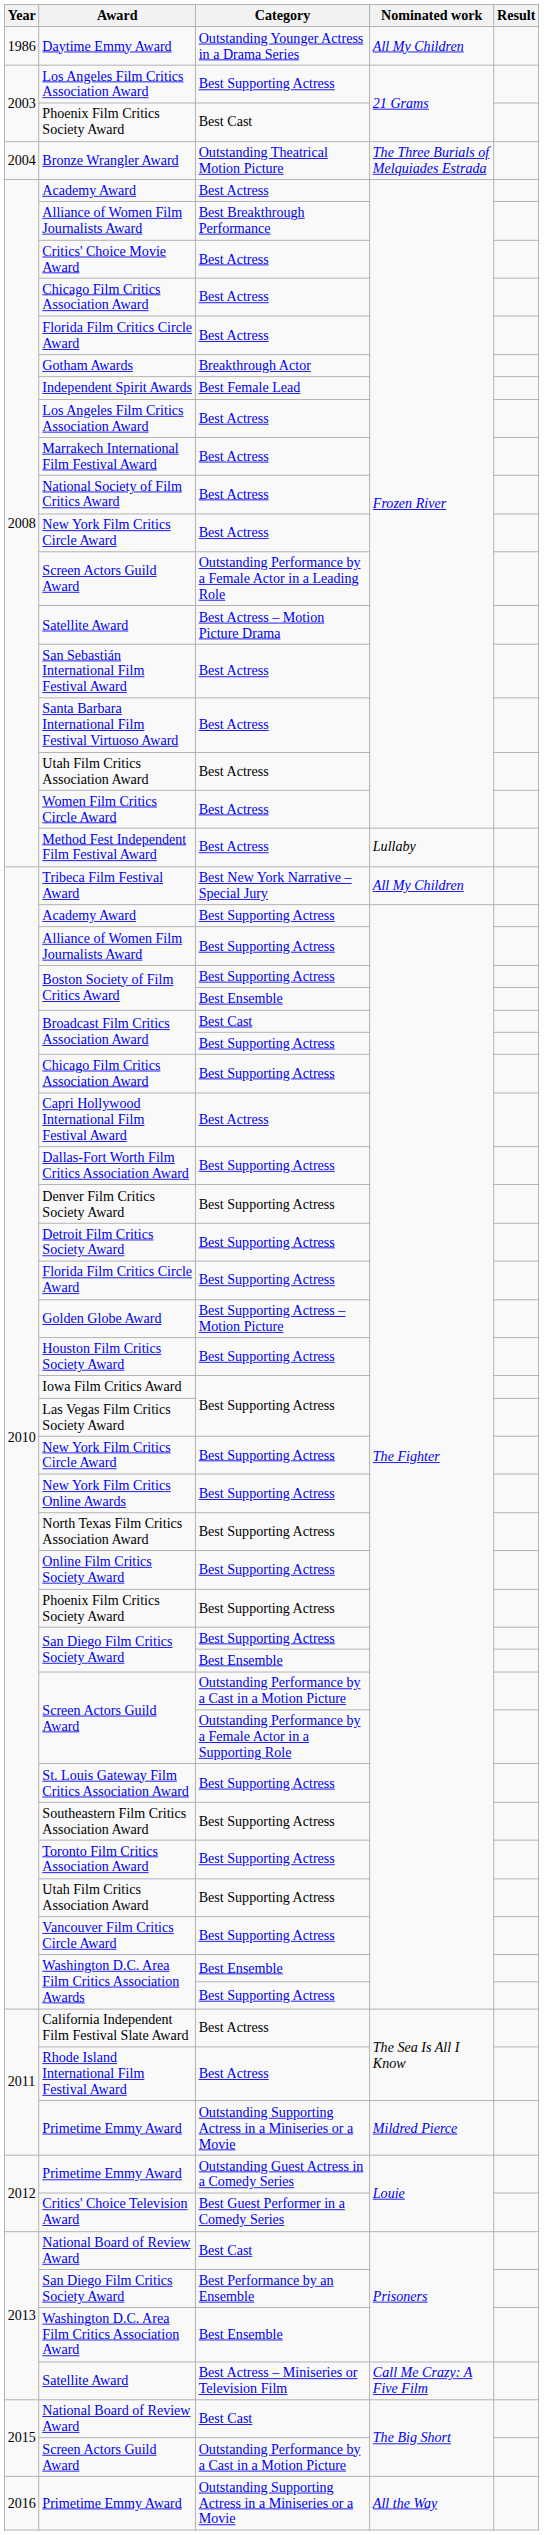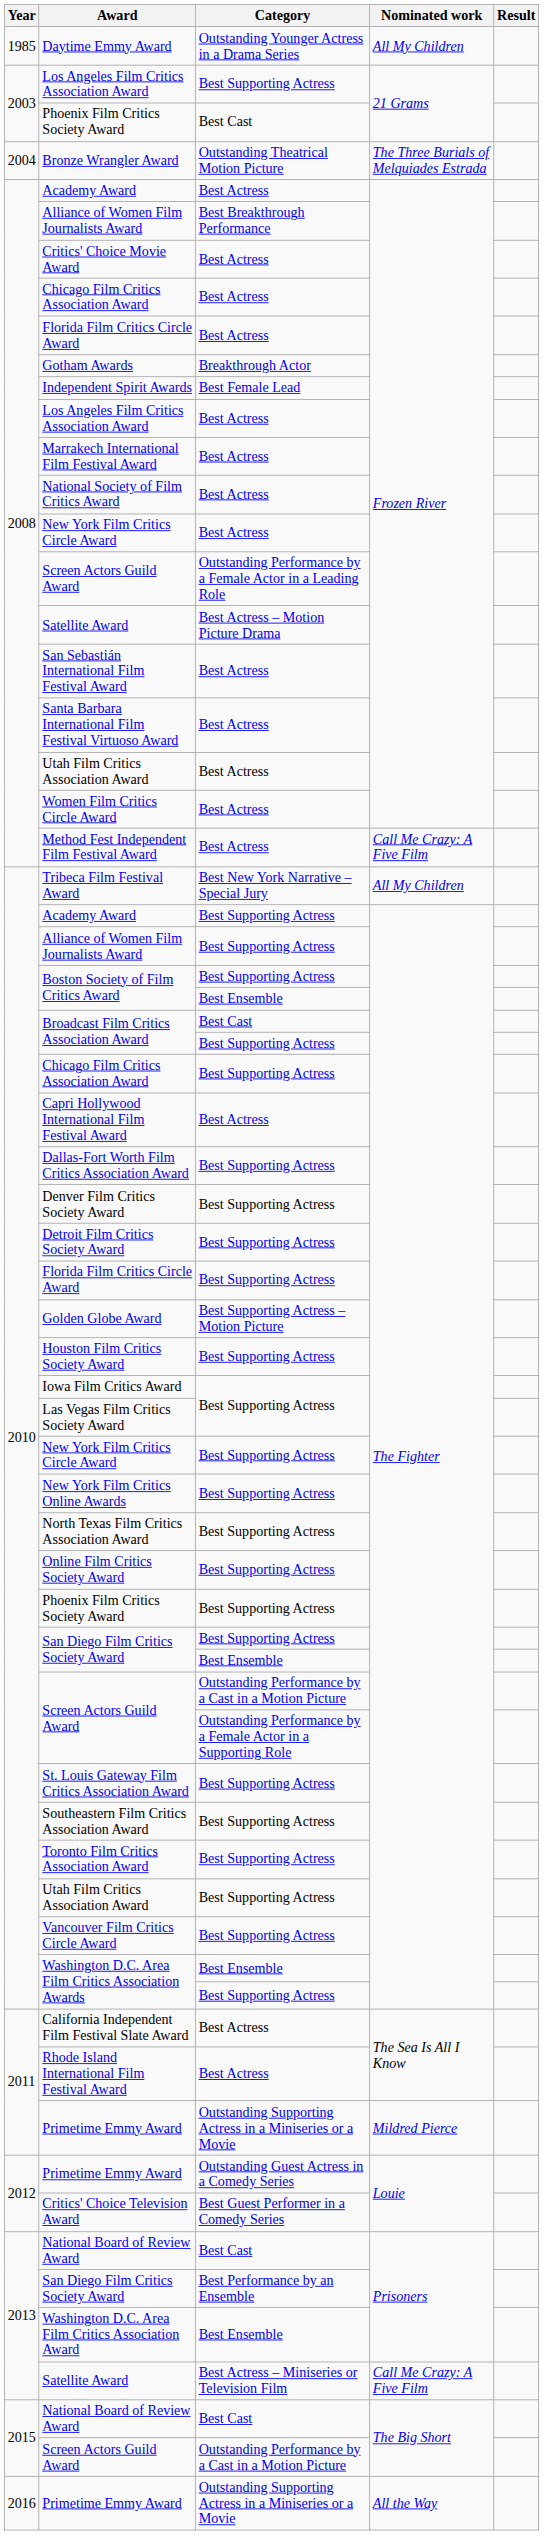(22, 45) 1986 -> (22, 45) 1985
(432, 847) Lullaby -> (432, 847) Call Me Crazy: A Five Film
